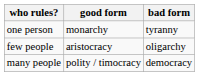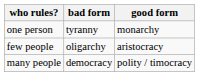columns swapped: (103, 12) <-> (169, 12)
